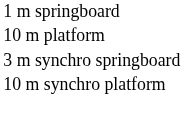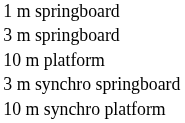+ row: (62, 35)
